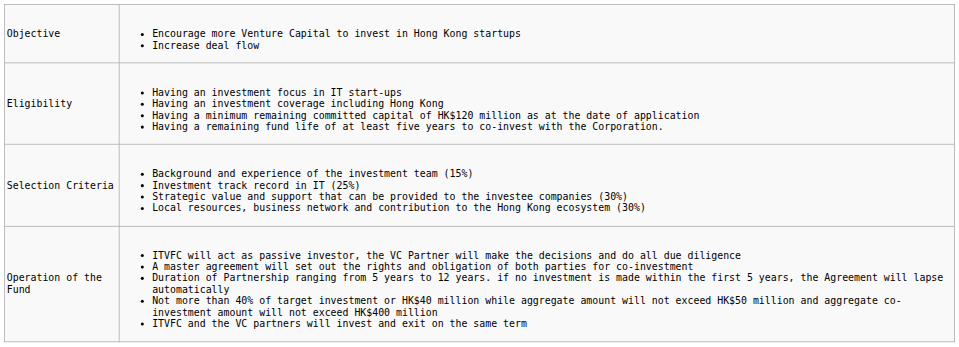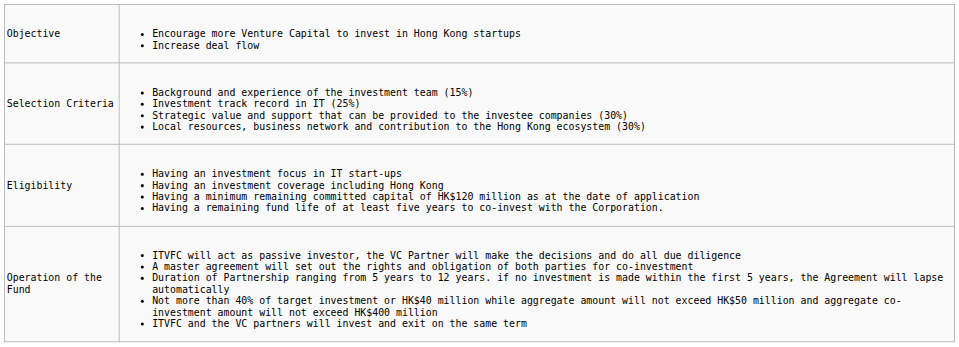rows swapped: (39, 104) <-> (60, 185)
